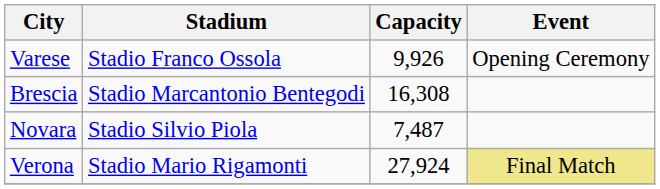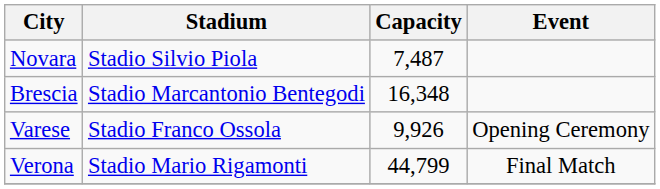rows swapped: (40, 58) <-> (43, 129)
(419, 93) 16,308 -> (419, 93) 16,348
(419, 165) 27,924 -> (419, 165) 44,799
(561, 165) khaki background -> (561, 165) no background
